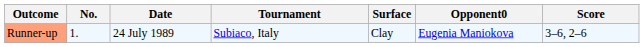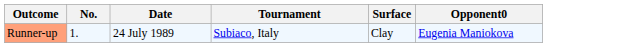- column: (591, 13)
